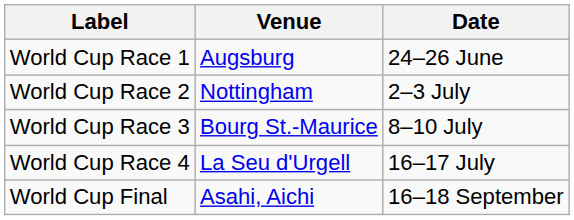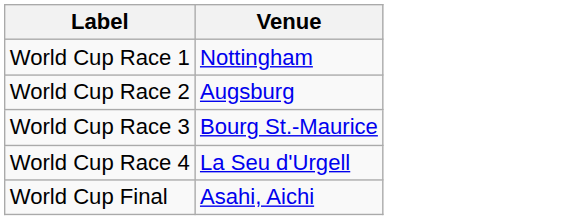- column: (476, 22)
(247, 57) Augsburg -> (256, 57) Nottingham
(256, 92) Nottingham -> (247, 92) Augsburg
